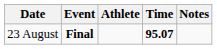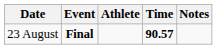(160, 34) 95.07 -> (160, 34) 90.57
